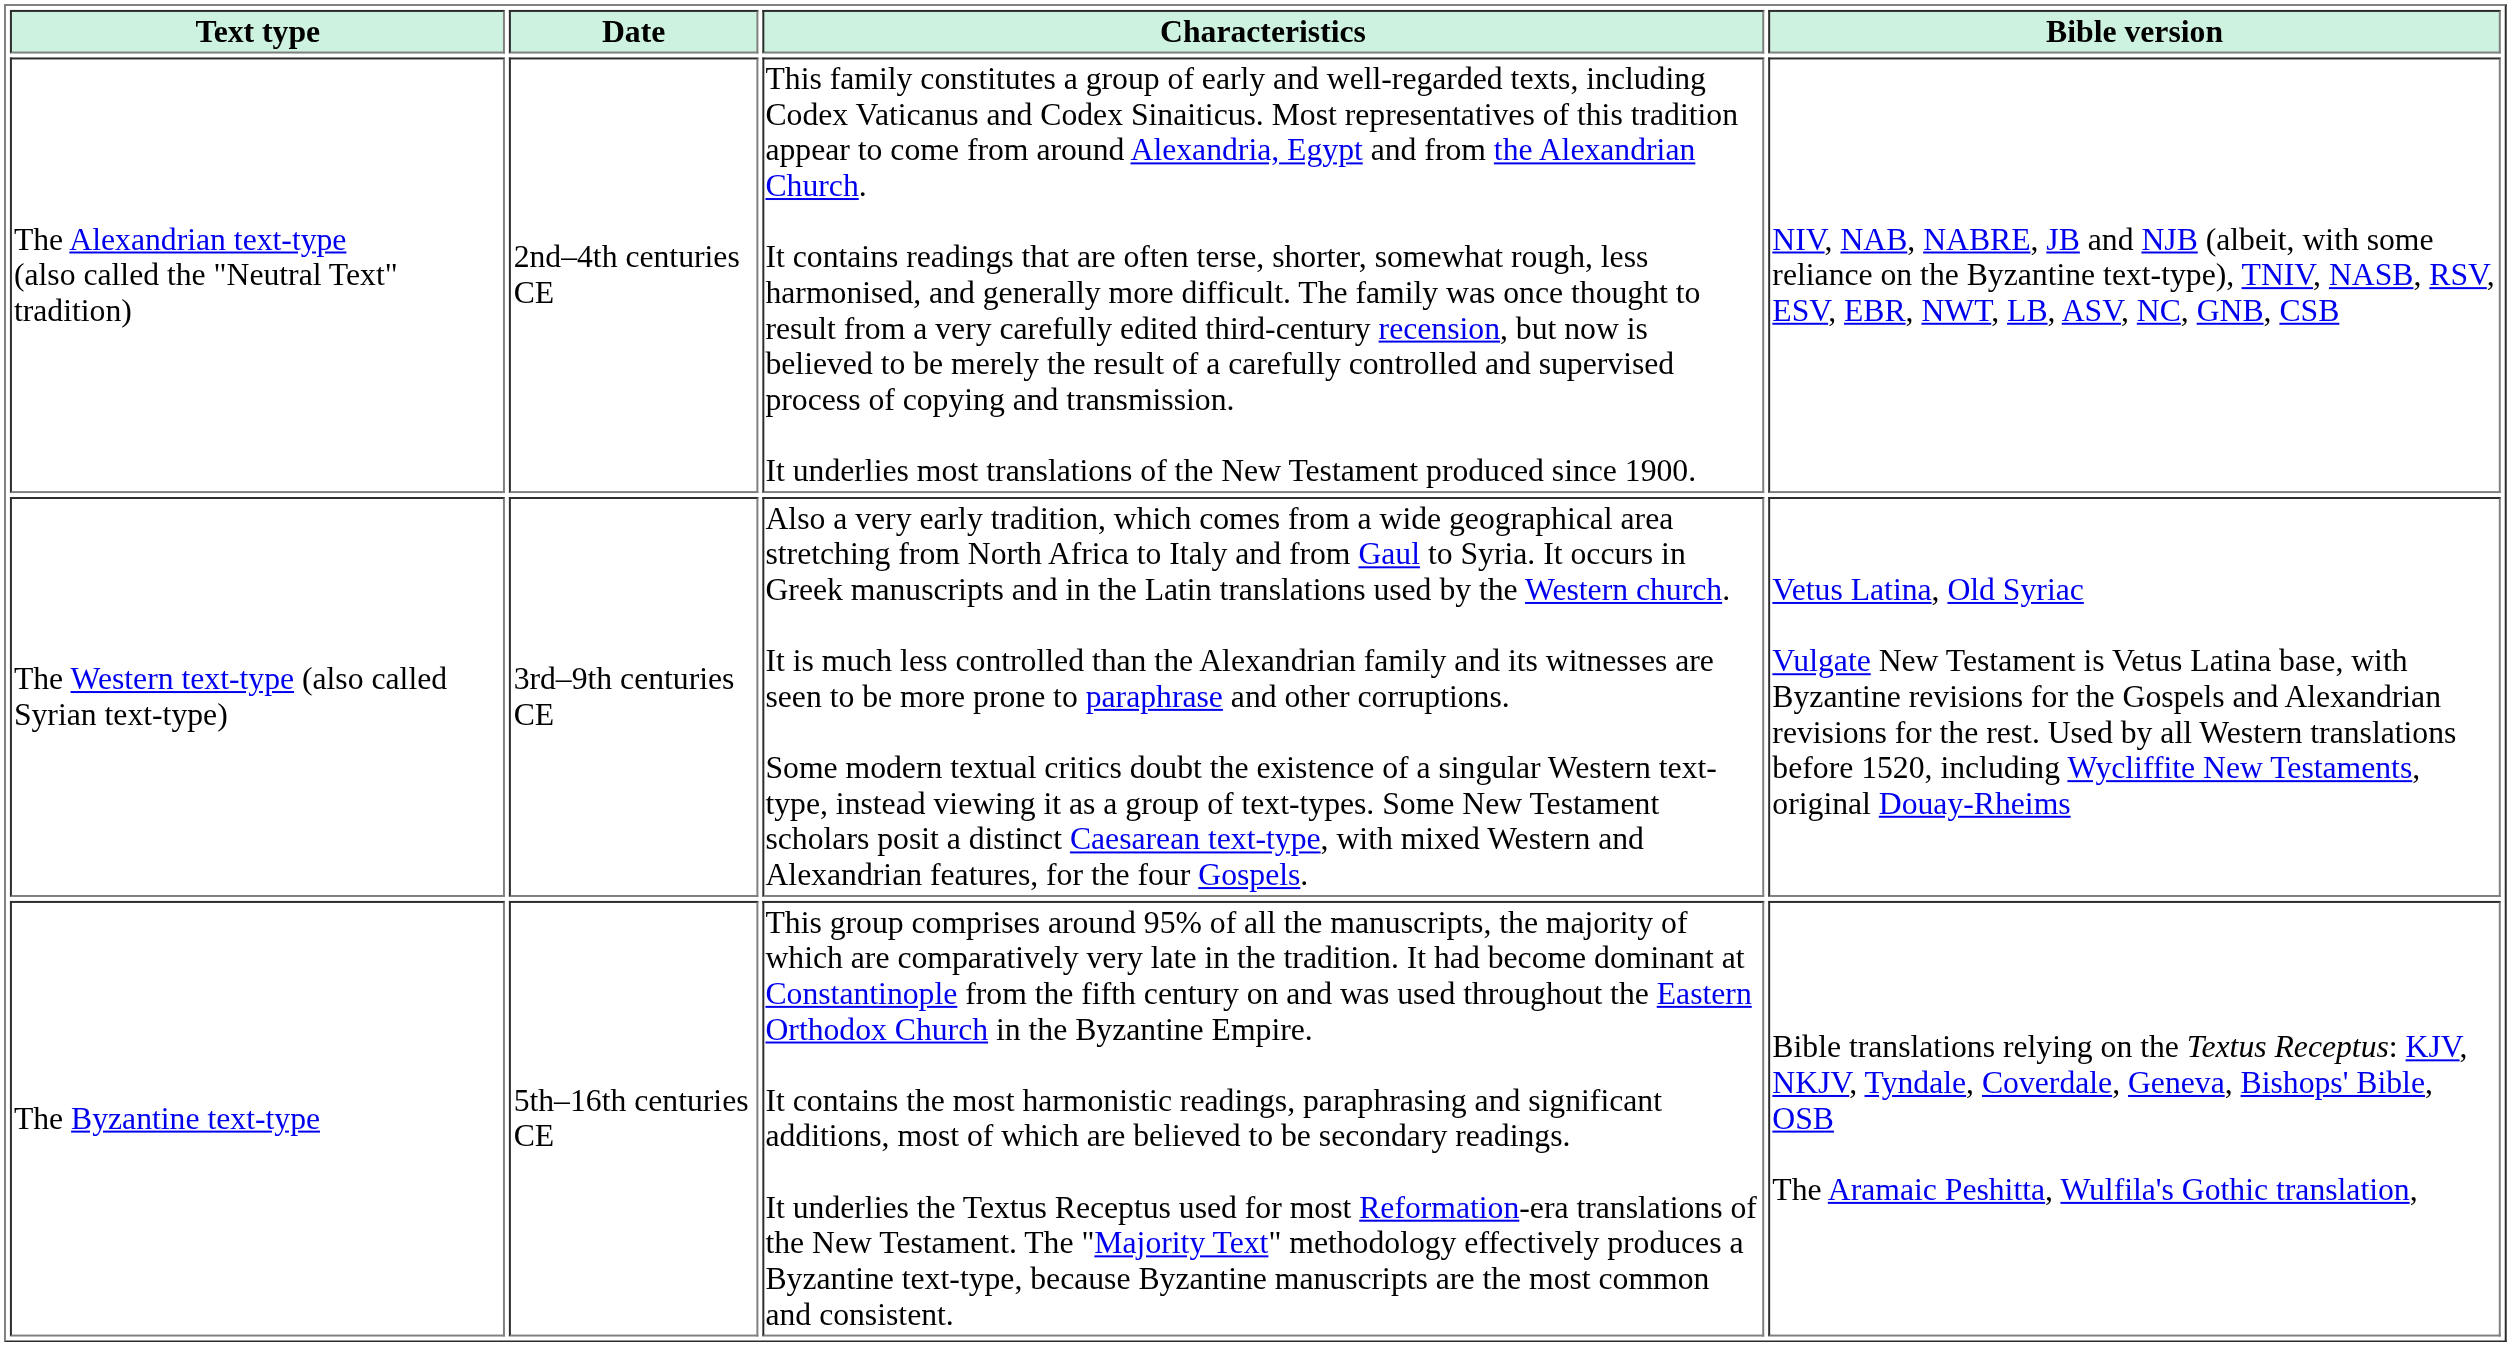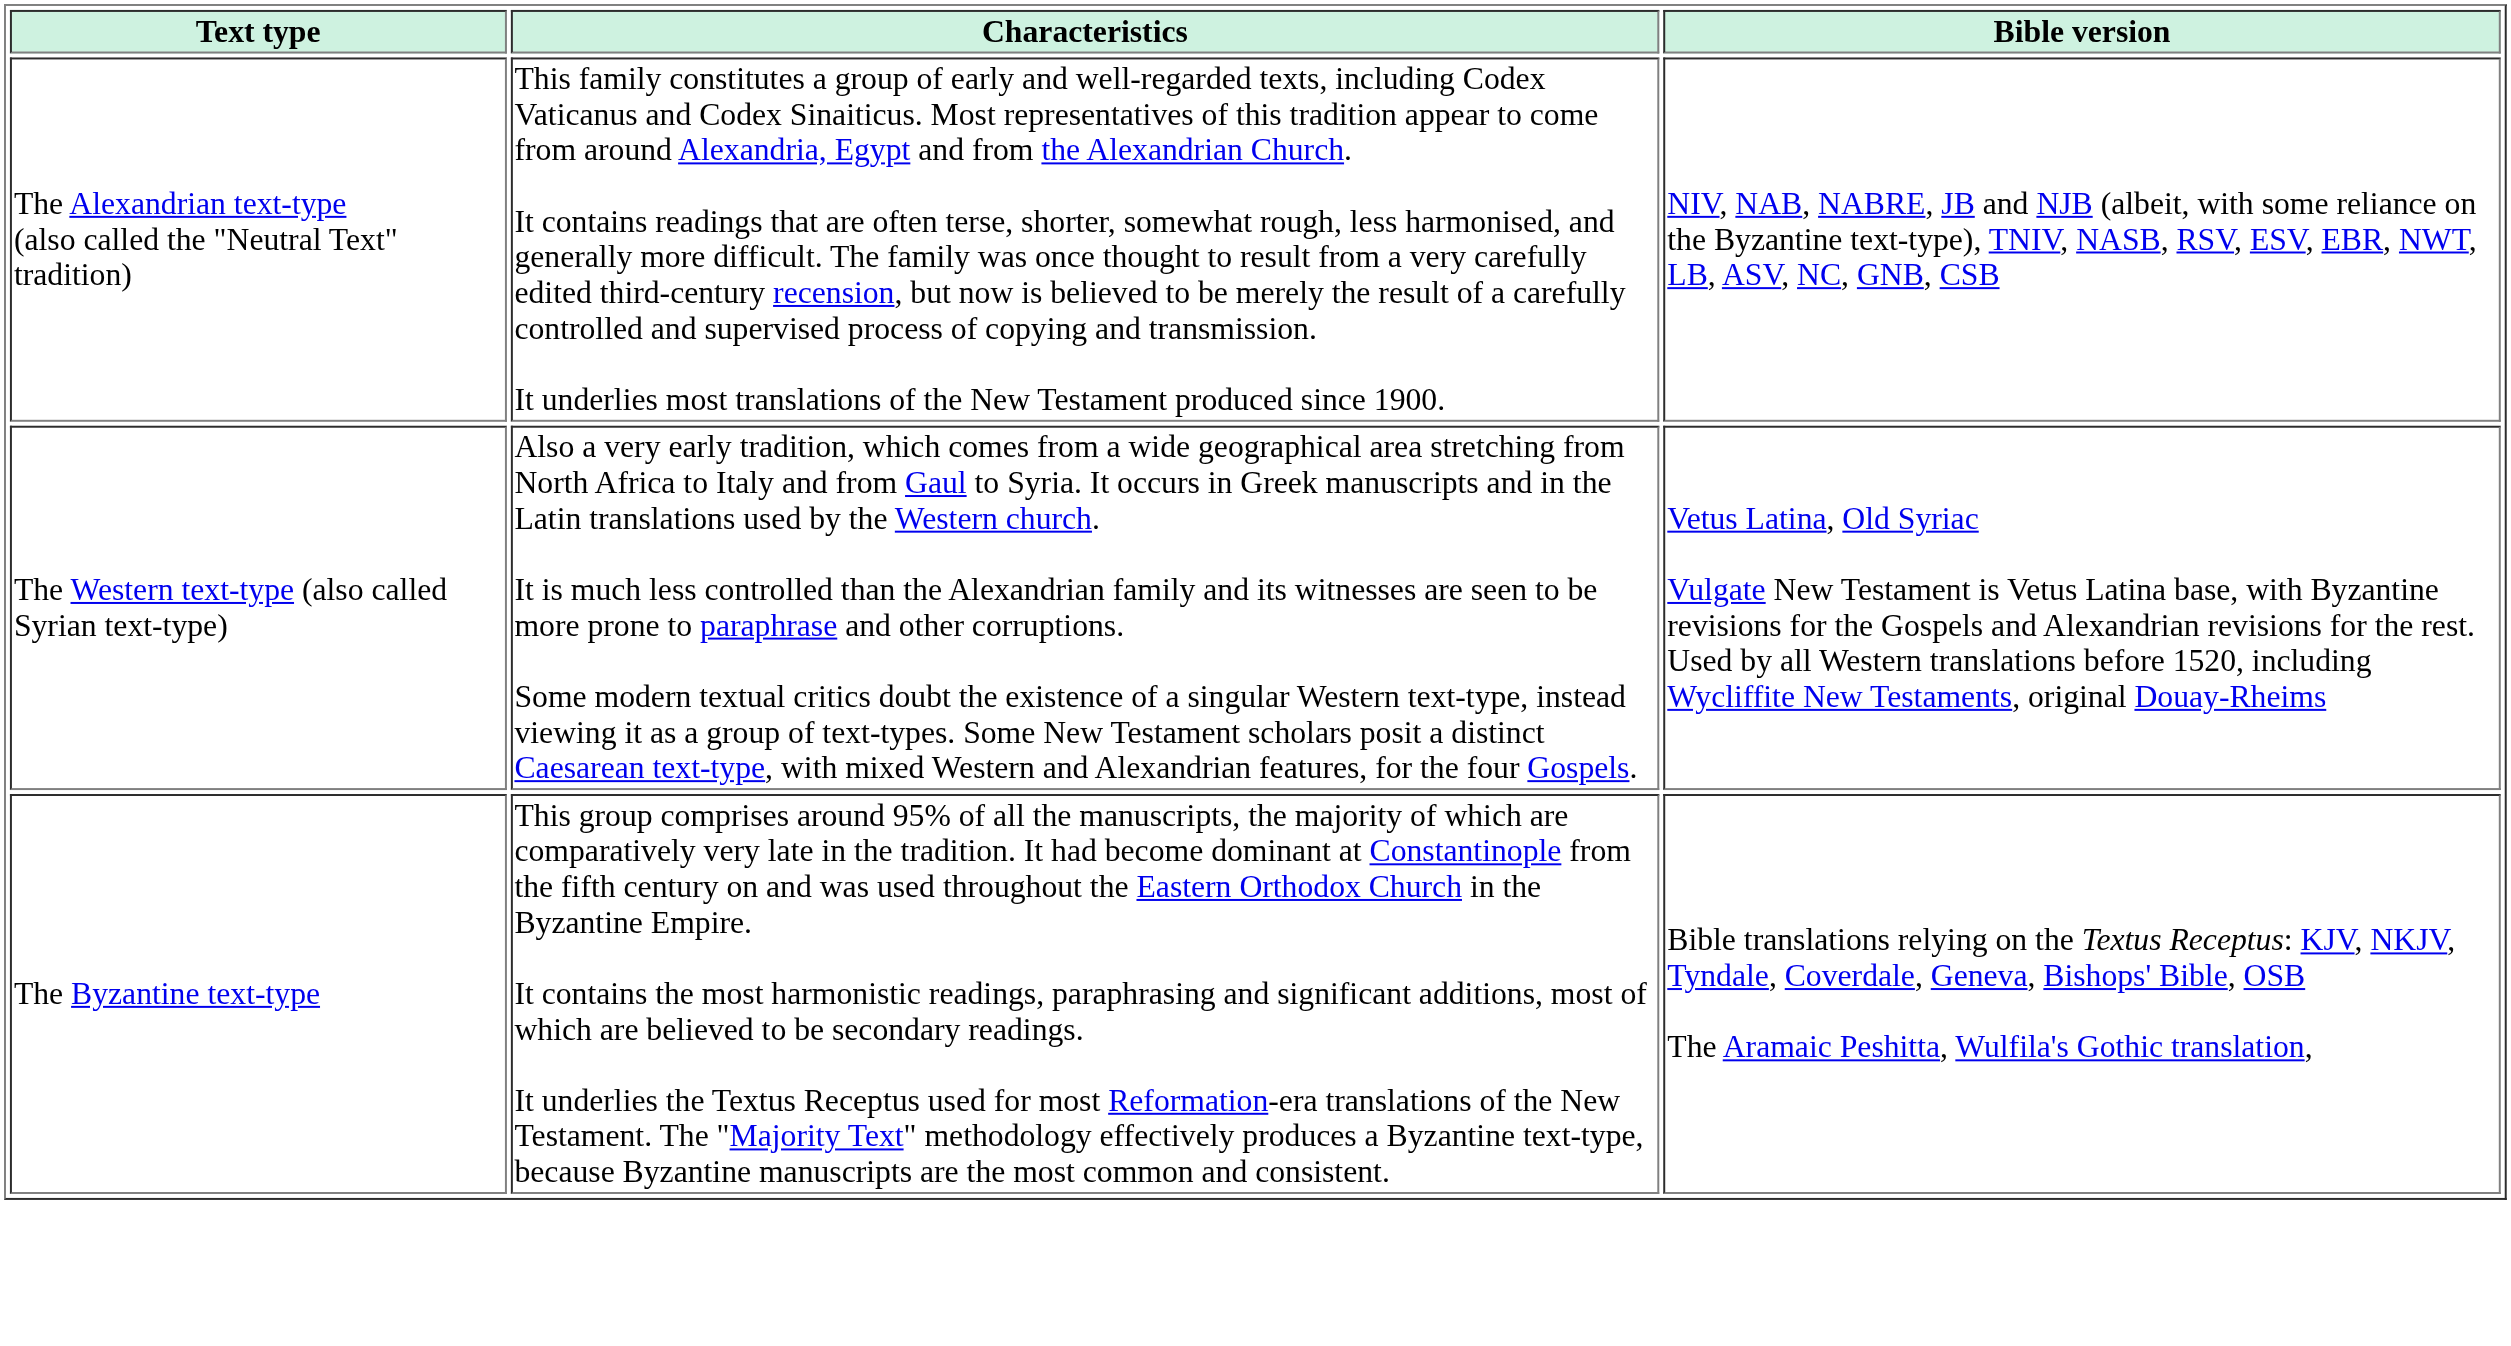- column: (634, 31)
